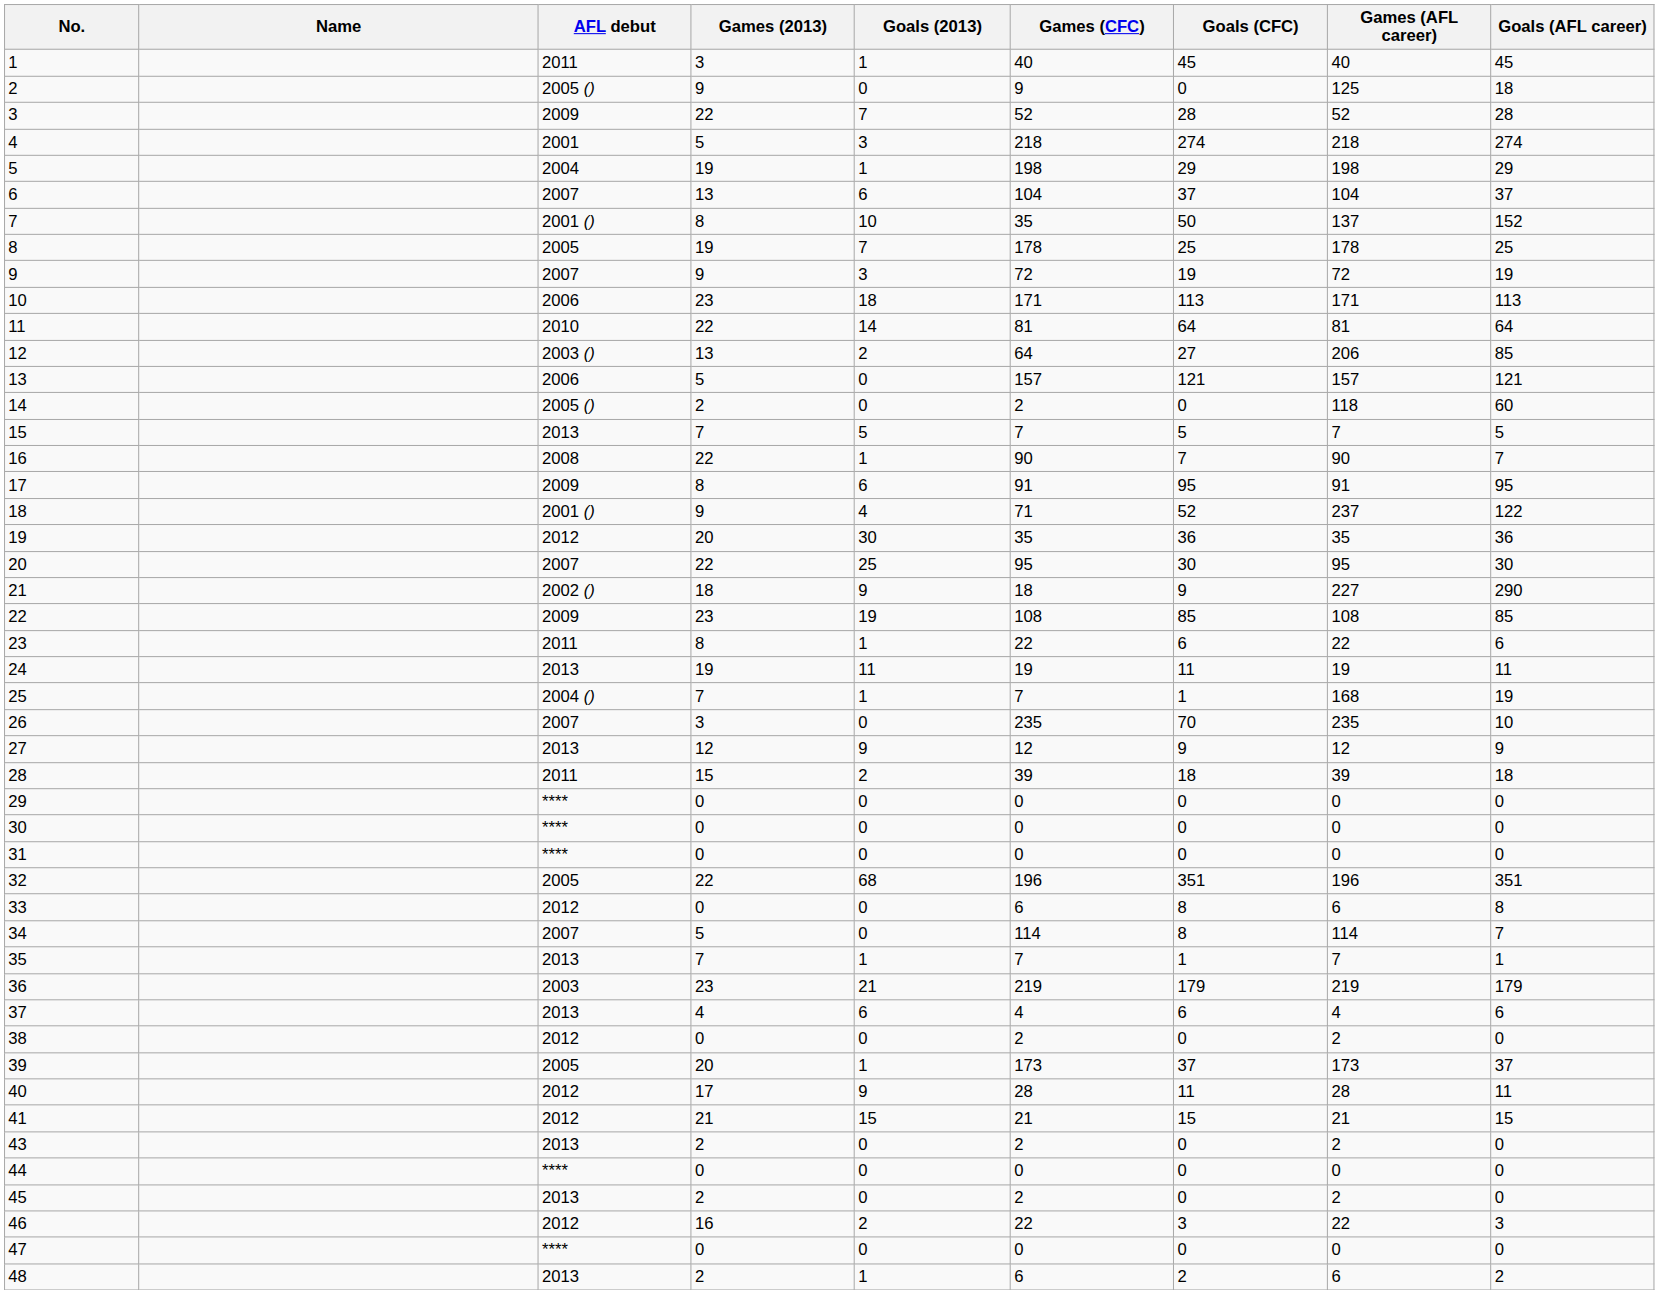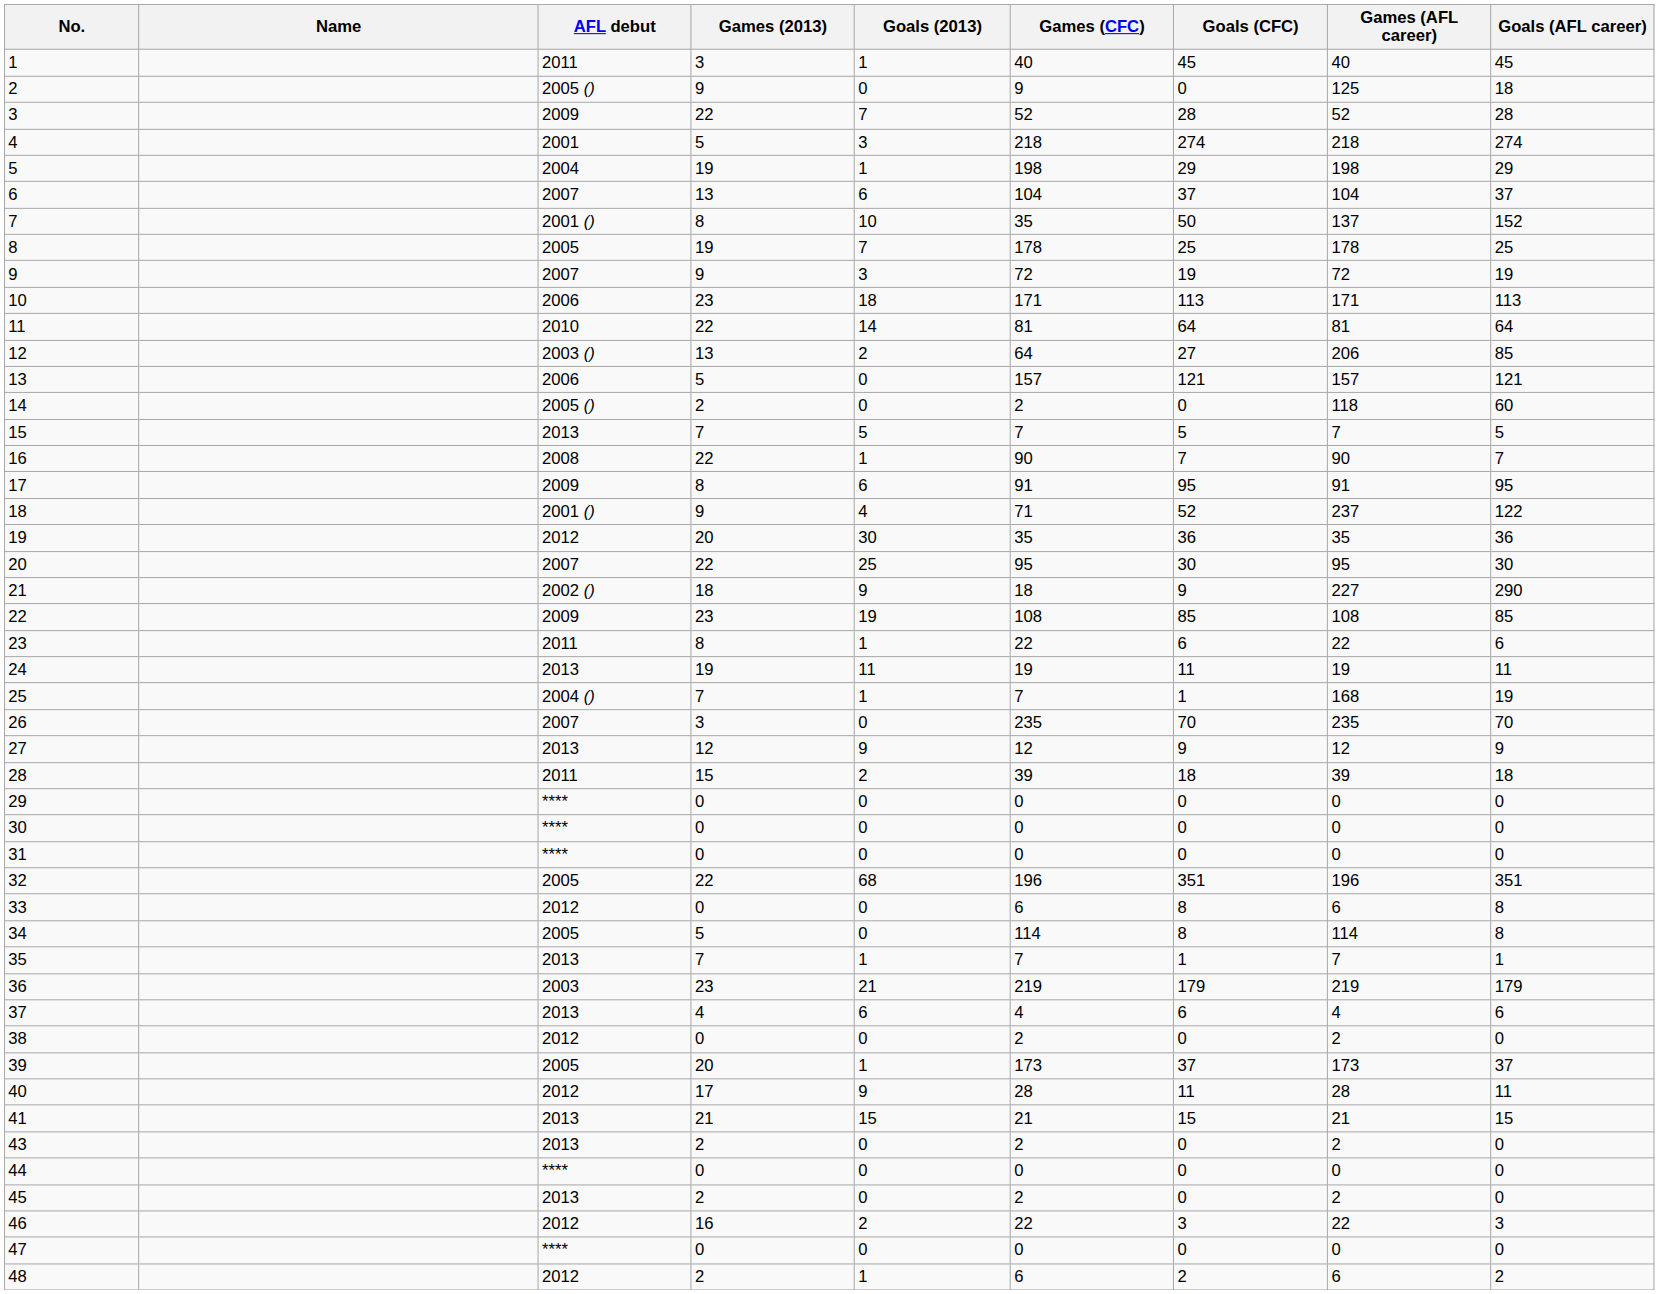(1504, 722) 10 -> (1504, 722) 70
(561, 933) 2007 -> (561, 933) 2005
(1499, 933) 7 -> (1499, 933) 8
(561, 1118) 2012 -> (561, 1118) 2013
(561, 1276) 2013 -> (561, 1276) 2012
